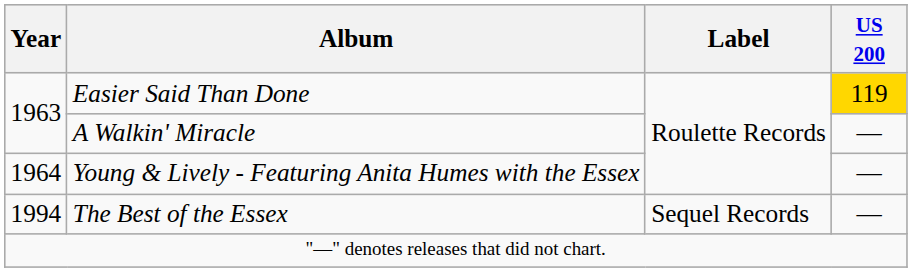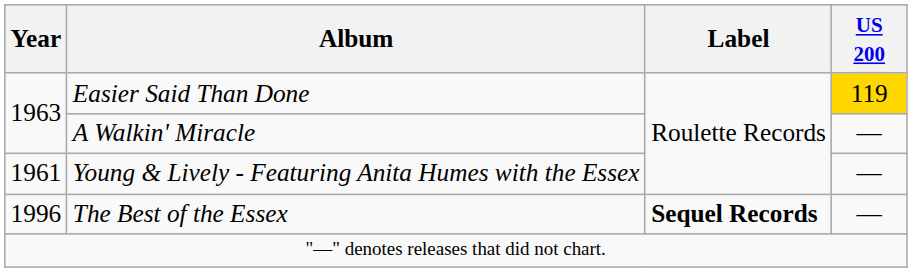(36, 173) 1964 -> (36, 173) 1961
(36, 213) 1994 -> (36, 213) 1996
(730, 213) normal -> (734, 213) bold
